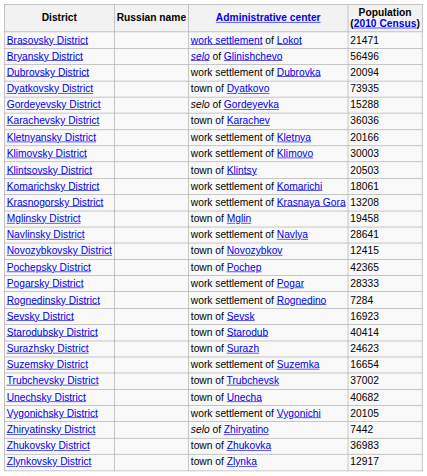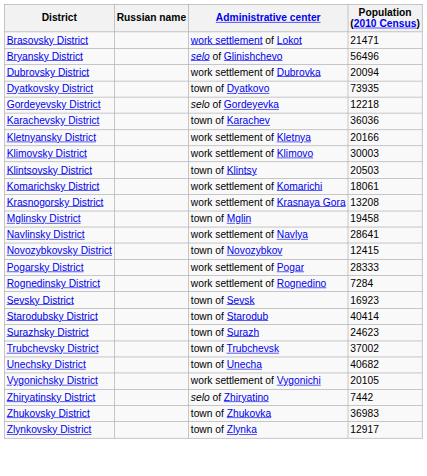(365, 105) 15288 -> (365, 105) 12218
- row: (49, 267)
- row: (47, 365)
